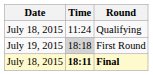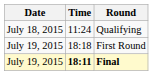(80, 45) lightgrey background -> (80, 45) no background
(35, 62) July 18, 2015 -> (35, 62) July 19, 2015
